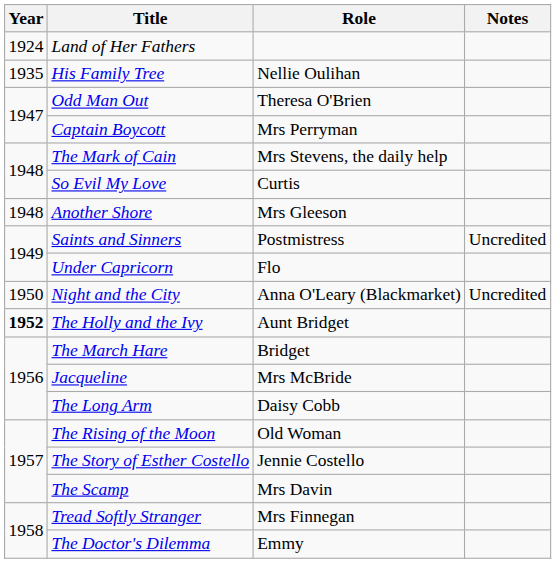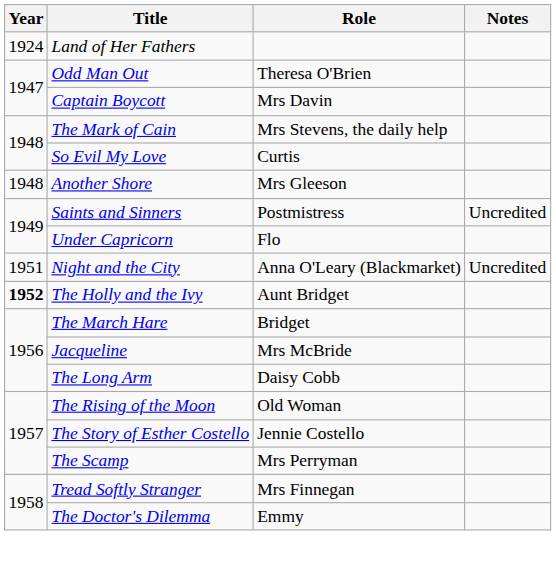- row: (108, 73)
(307, 128) Mrs Perryman -> (295, 101) Mrs Davin
(26, 294) 1950 -> (26, 267) 1951
(295, 488) Mrs Davin -> (307, 460) Mrs Perryman
